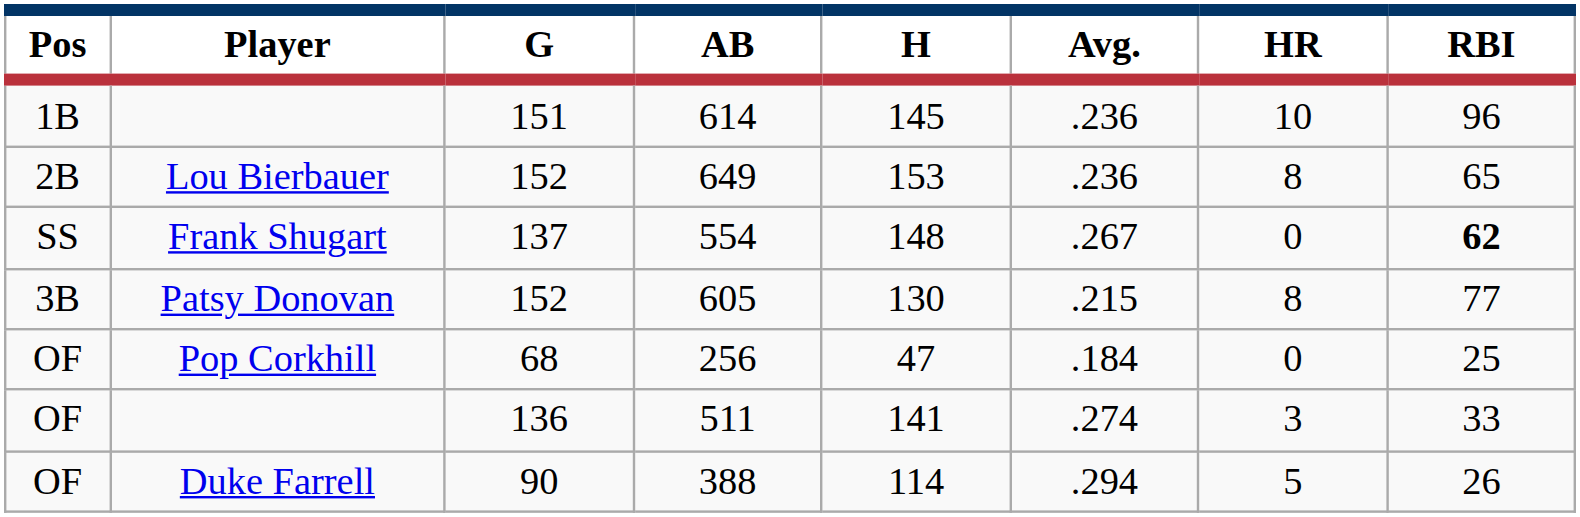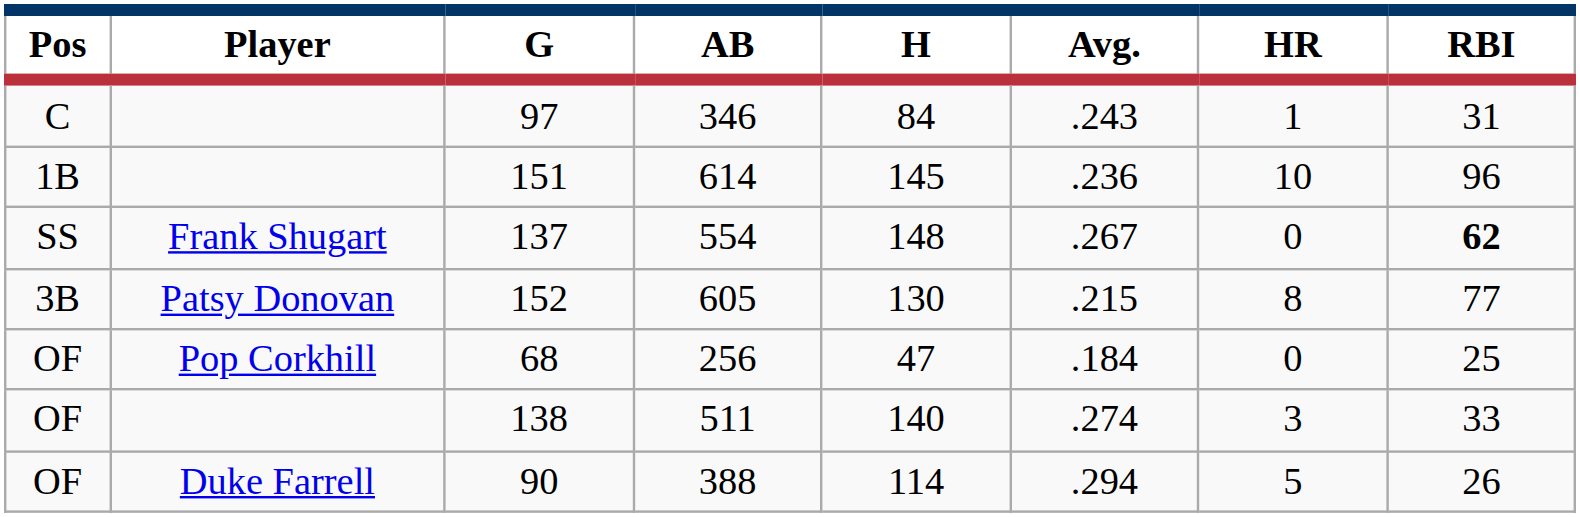+ row: (728, 115)
- row: (728, 175)
(539, 419) 136 -> (539, 419) 138
(916, 419) 141 -> (916, 419) 140
